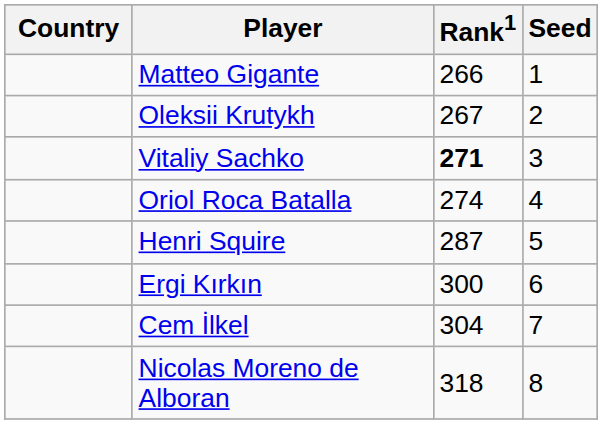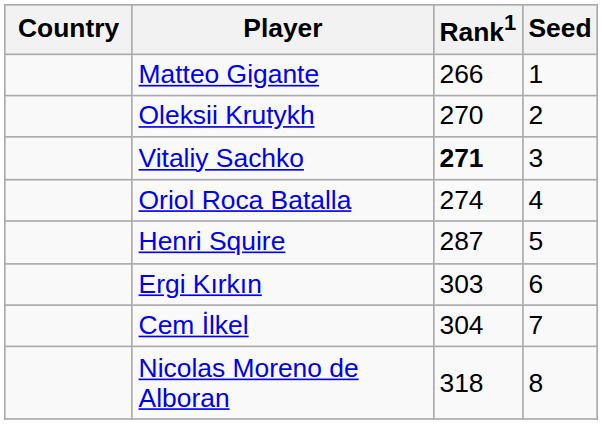(462, 116) 267 -> (462, 116) 270
(462, 283) 300 -> (462, 283) 303
